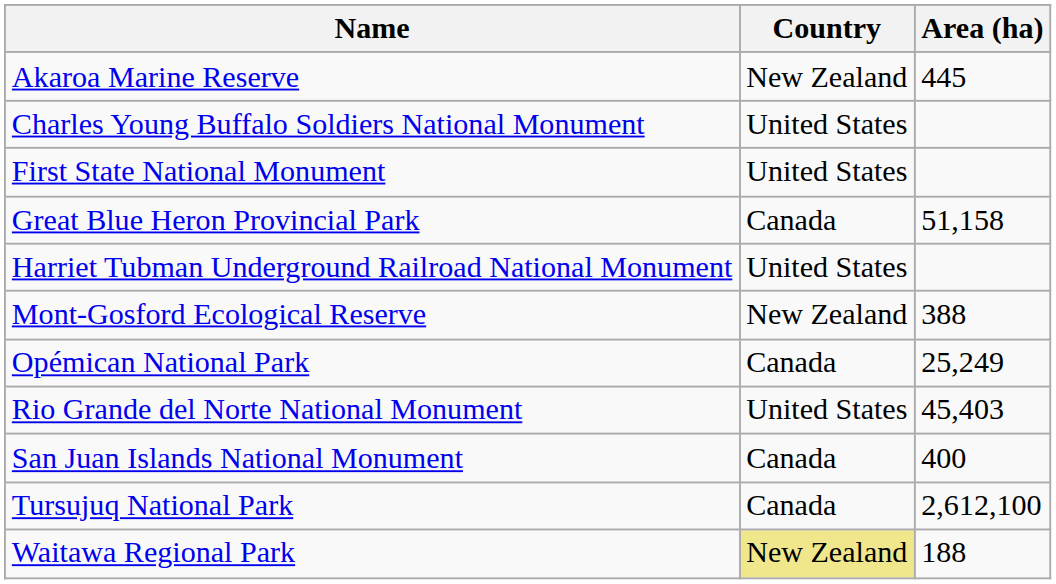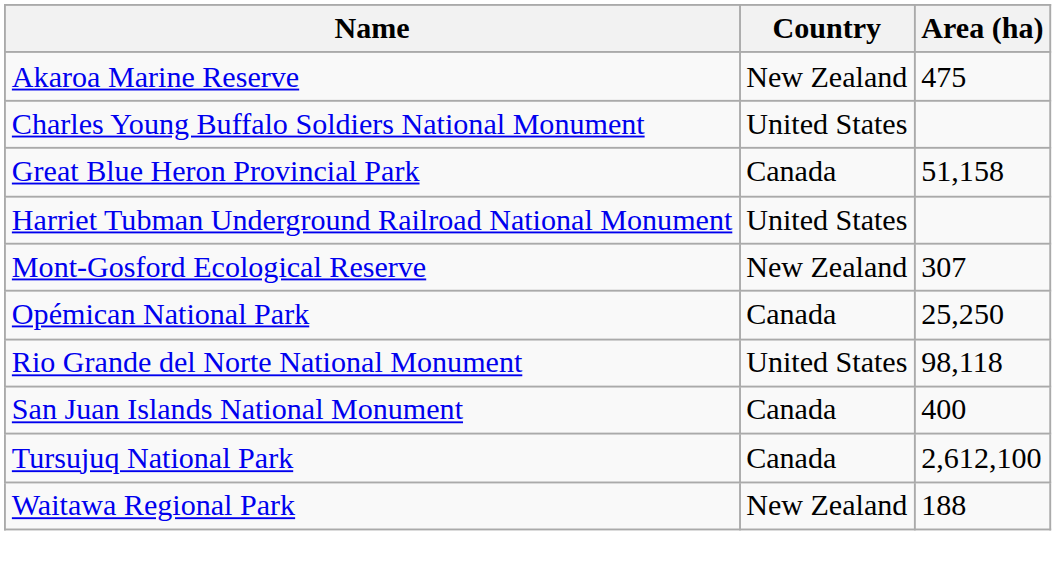(944, 76) 445 -> (944, 76) 475
- row: (199, 171)
(944, 314) 388 -> (944, 266) 307
(963, 362) 25,249 -> (963, 314) 25,250
(963, 409) 45,403 -> (962, 362) 98,118
(827, 553) khaki background -> (827, 505) no background
